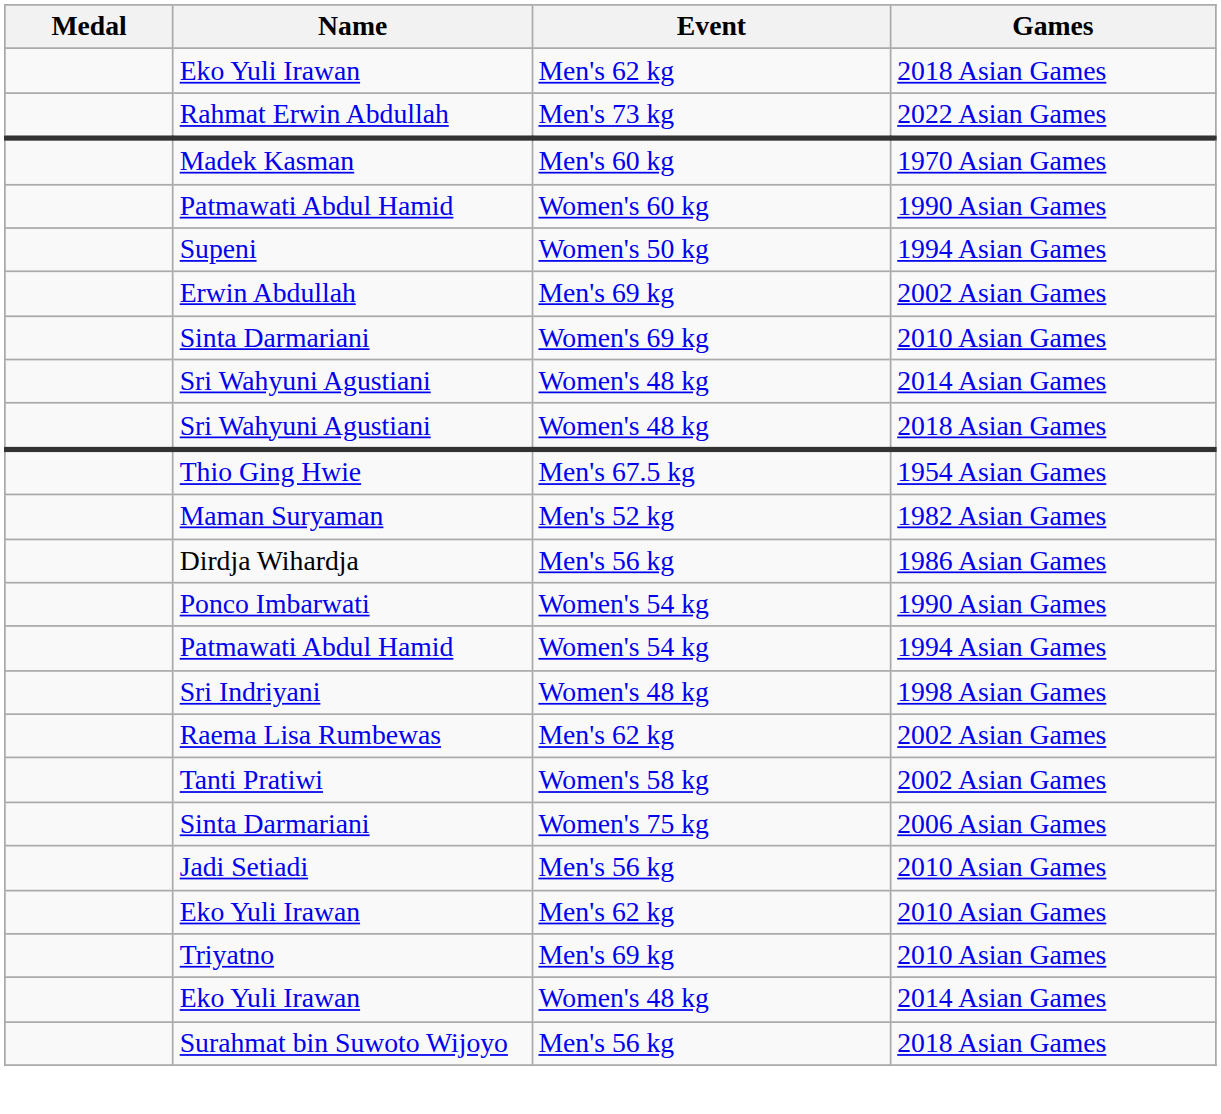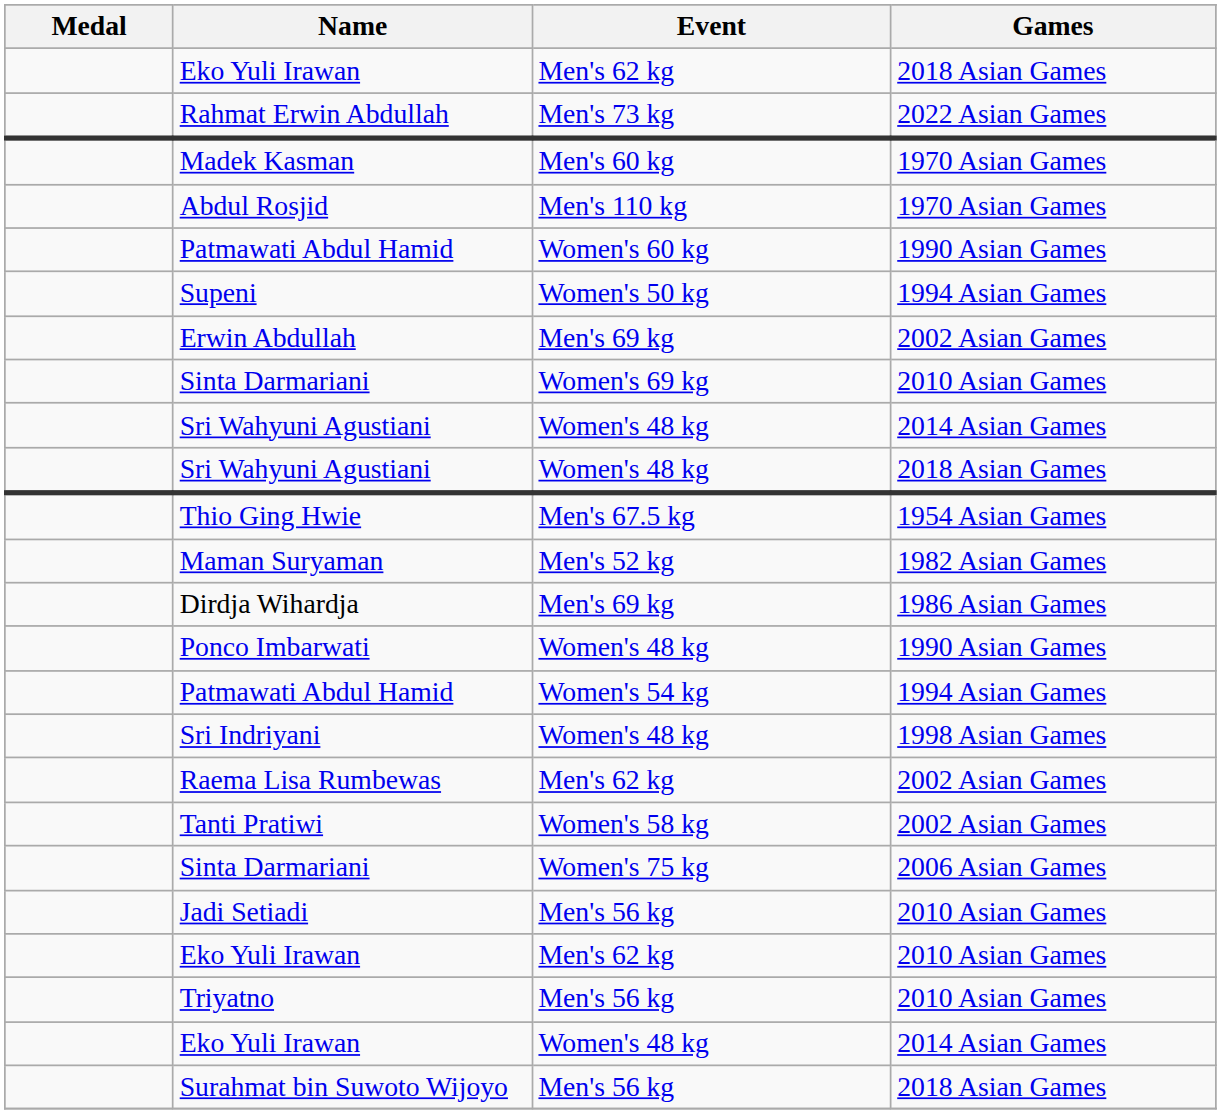+ row: (254, 205)
(606, 560) Men's 56 kg -> (606, 604) Men's 69 kg
(624, 604) Women's 54 kg -> (624, 647) Women's 48 kg
(606, 955) Men's 69 kg -> (606, 999) Men's 56 kg
